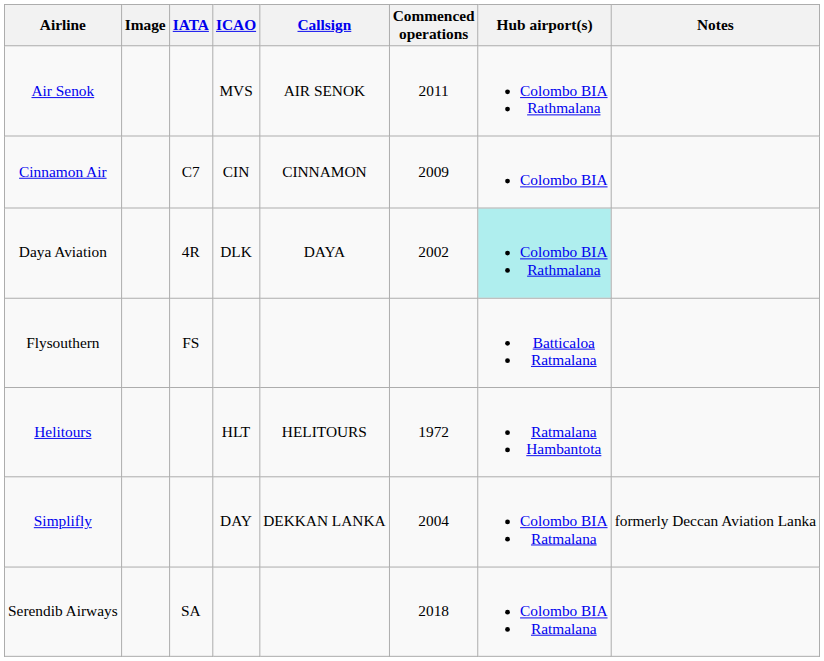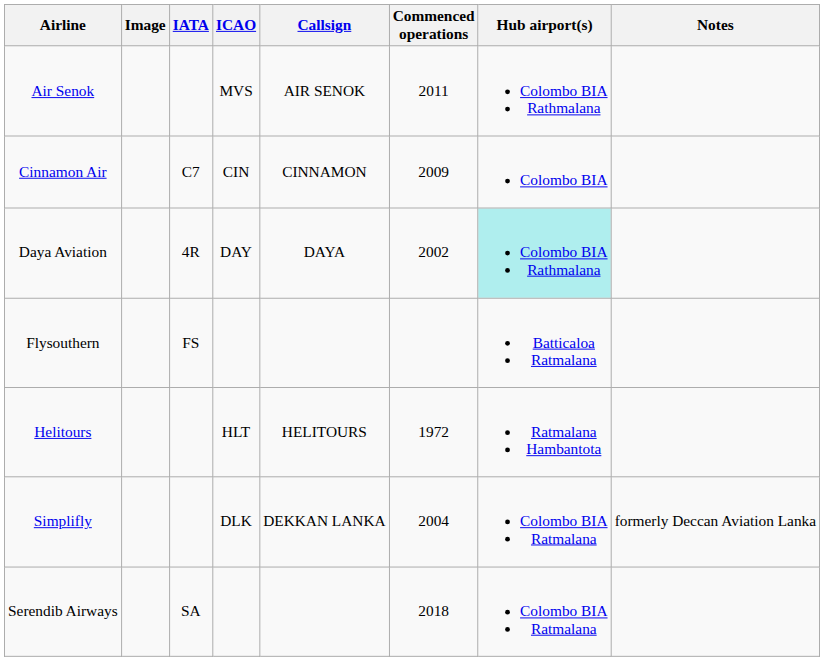(236, 252) DLK -> (236, 252) DAY
(236, 521) DAY -> (236, 521) DLK
